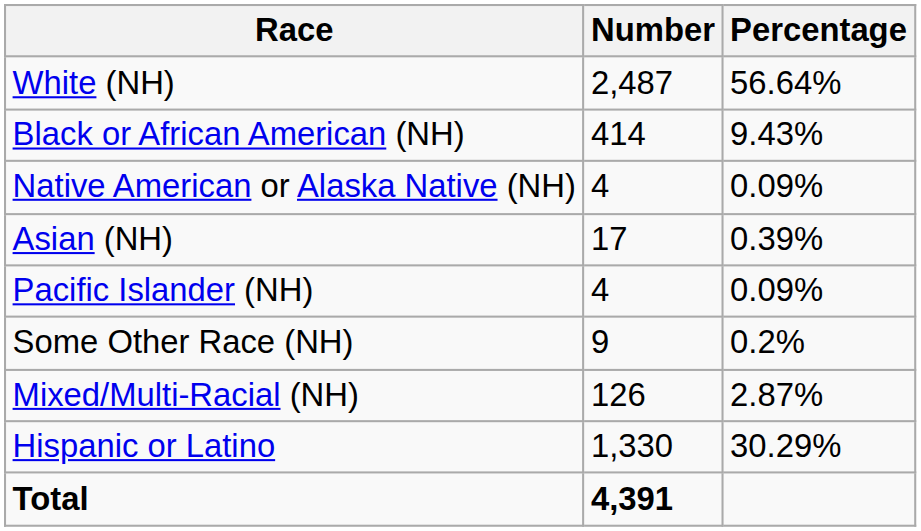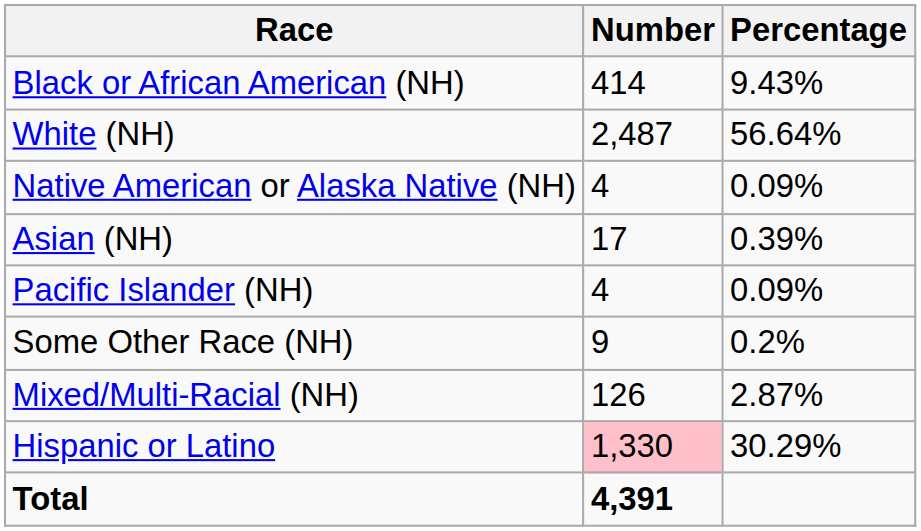rows swapped: (94, 82) <-> (239, 134)
(632, 446) no background -> (632, 446) pink background
